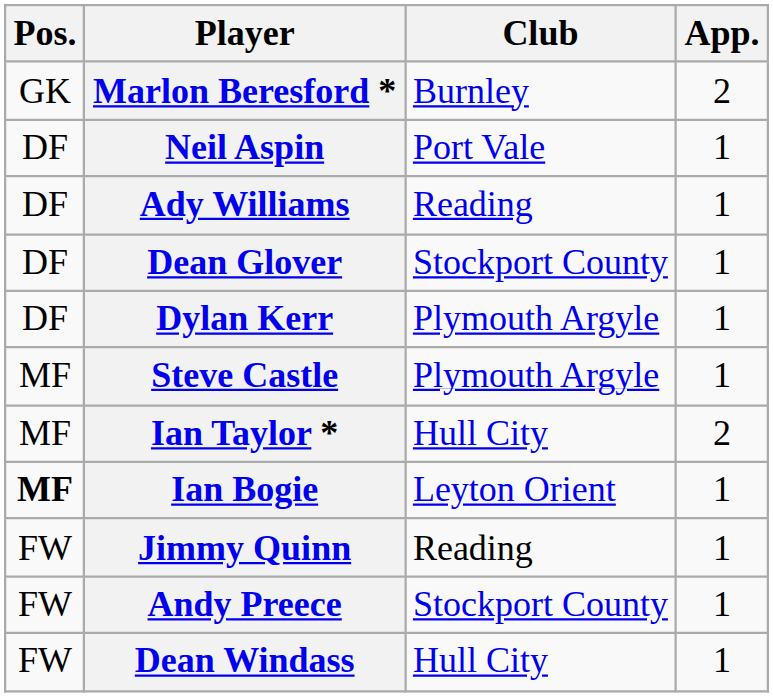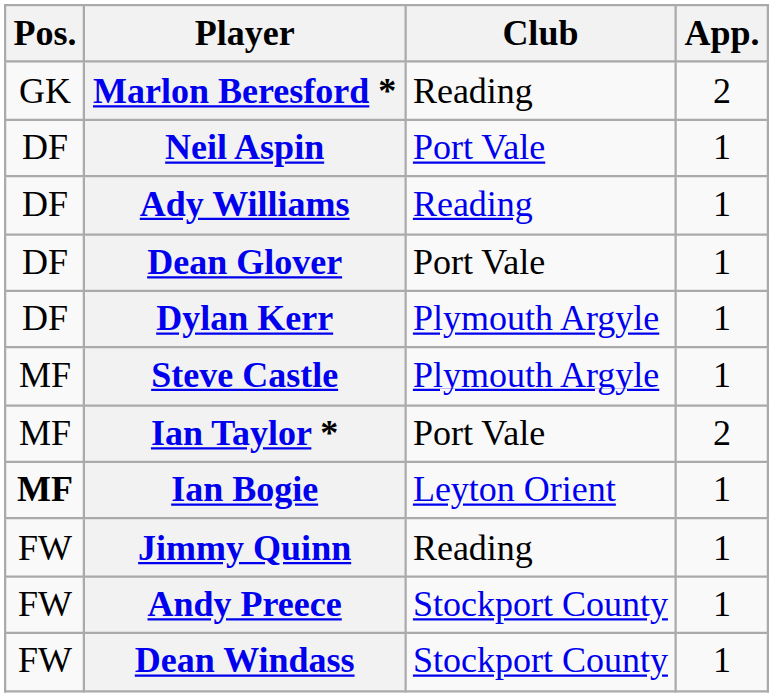(471, 90) Burnley -> (473, 90) Reading
(540, 261) Stockport County -> (479, 261) Port Vale
(480, 432) Hull City -> (479, 432) Port Vale
(480, 661) Hull City -> (540, 661) Stockport County
